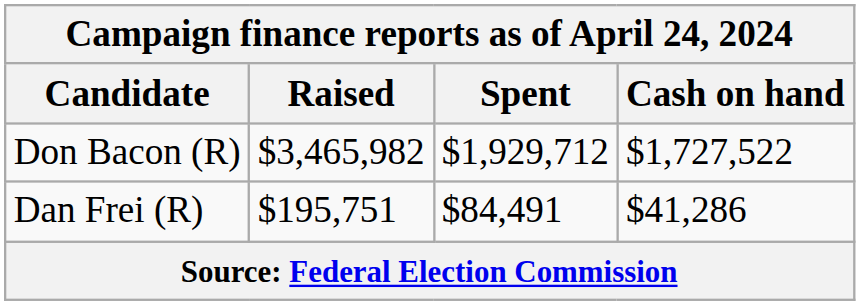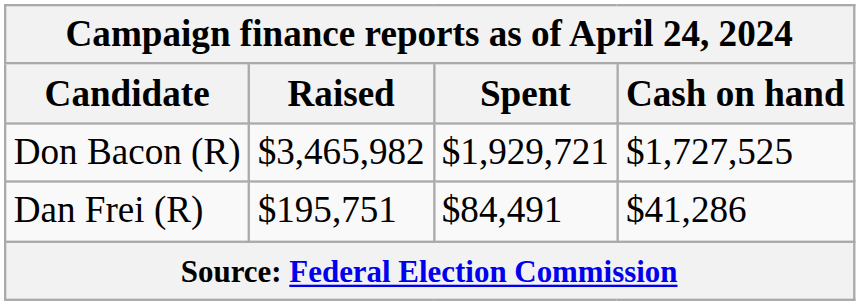(525, 151) $1,929,712 -> (525, 151) $1,929,721
(709, 151) $1,727,522 -> (709, 151) $1,727,525
